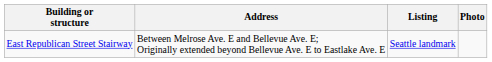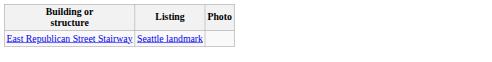- column: (261, 17)
